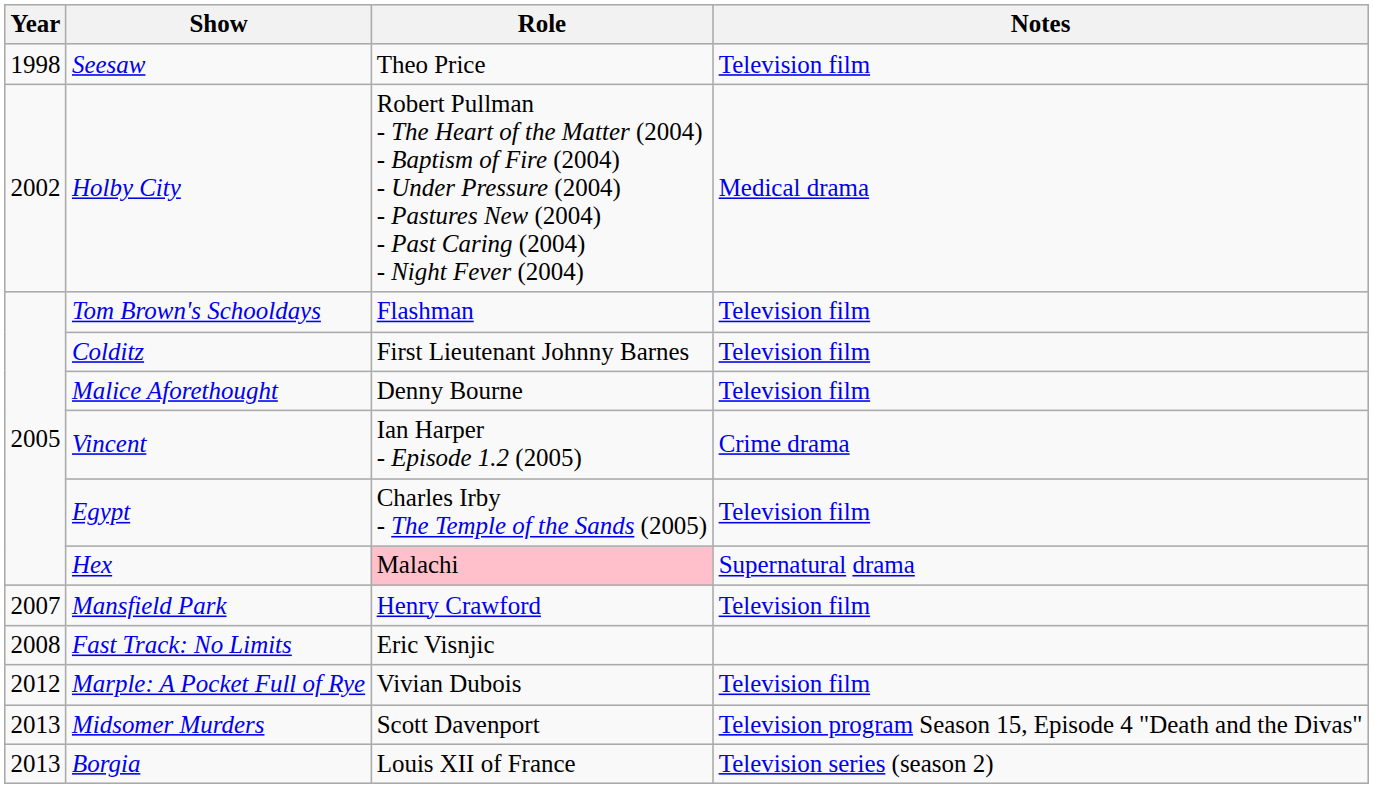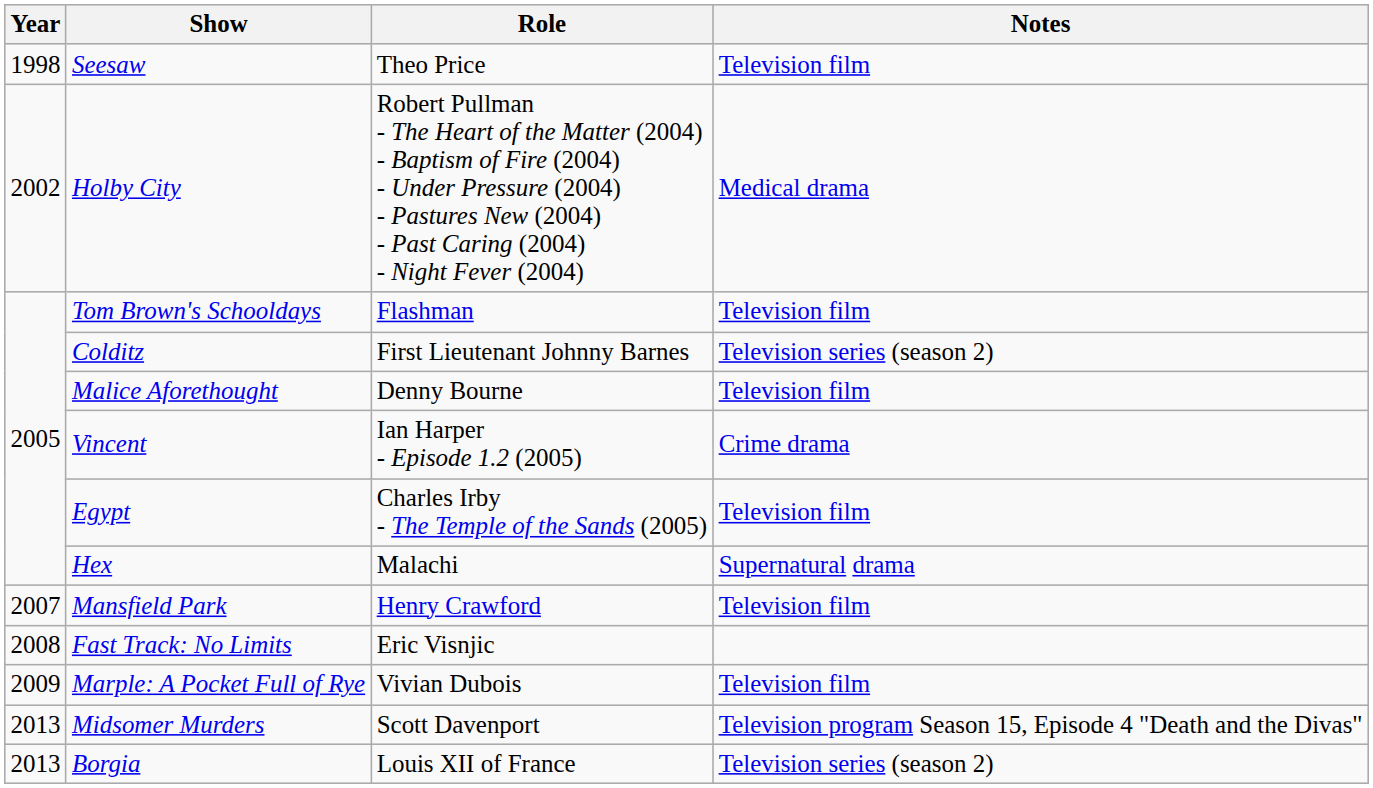(794, 351) Television film -> (856, 351) Television series (season 2)
(418, 565) pink background -> (418, 565) no background
(35, 684) 2012 -> (35, 684) 2009
